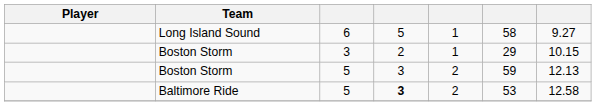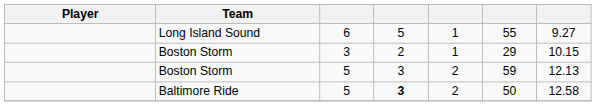(509, 33) 58 -> (509, 33) 55
(509, 91) 53 -> (509, 91) 50
